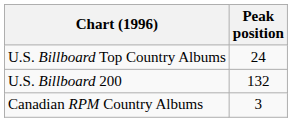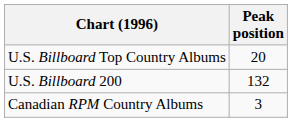(258, 57) 24 -> (258, 57) 20
